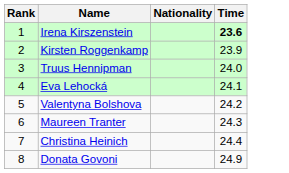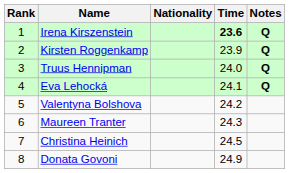+ column: (266, 13)
(231, 141) 24.4 -> (231, 141) 24.5
